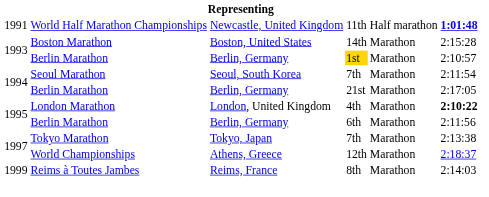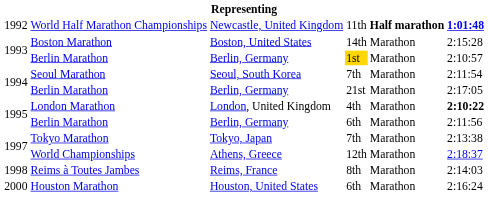(16, 25) 1991 -> (16, 25) 1992
(404, 25) normal -> (407, 25) bold
(16, 170) 1999 -> (16, 170) 1998
+ row: (74, 186)
